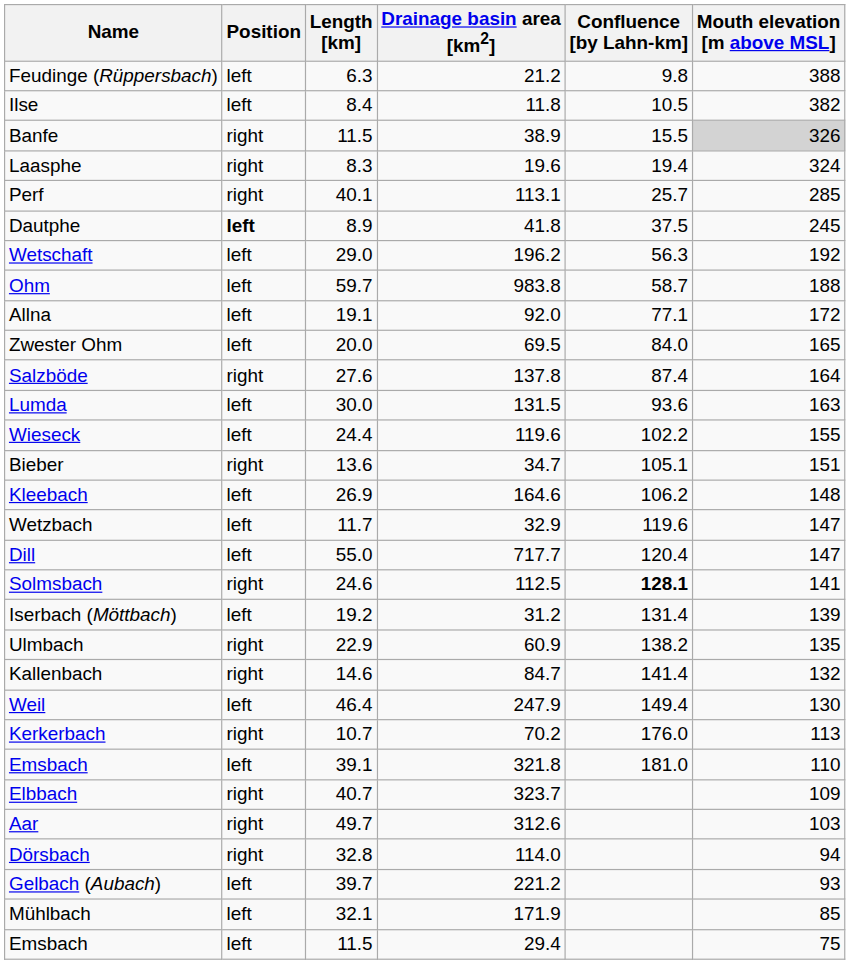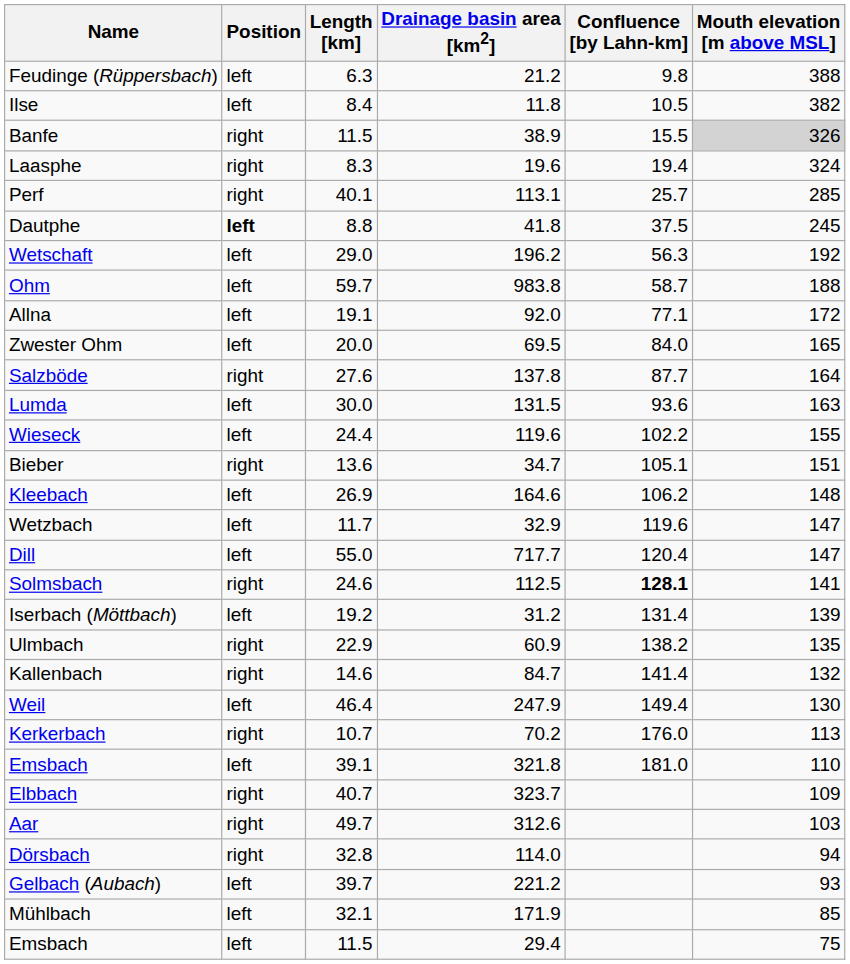(359, 225) 8.9 -> (359, 225) 8.8
(670, 375) 87.4 -> (670, 375) 87.7
